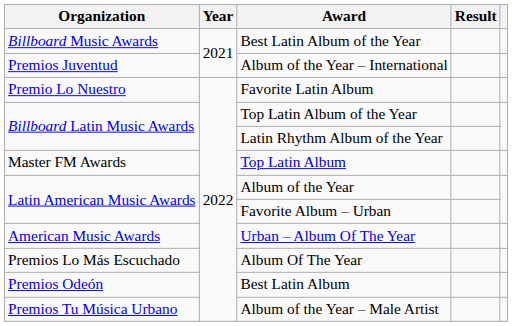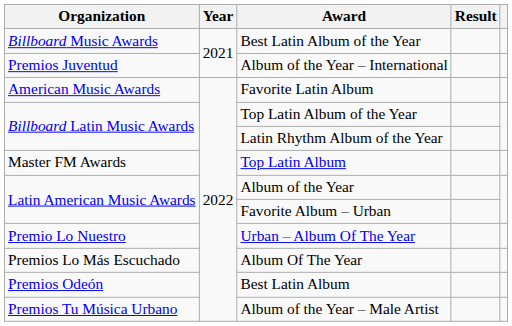(67, 89) Premio Lo Nuestro -> (84, 89) American Music Awards
(84, 235) American Music Awards -> (67, 235) Premio Lo Nuestro
